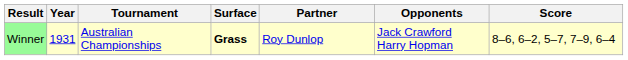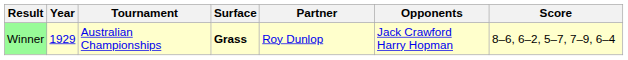(62, 38) 1931 -> (62, 38) 1929
